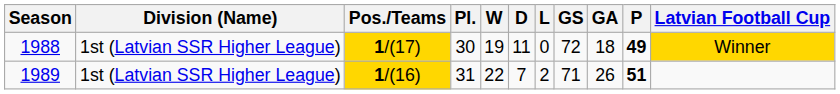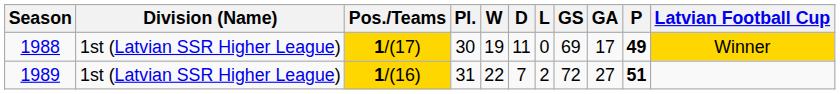(571, 46) 72 -> (571, 46) 69
(605, 46) 18 -> (605, 46) 17
(571, 74) 71 -> (571, 74) 72
(605, 74) 26 -> (605, 74) 27
